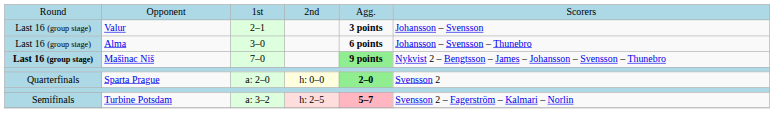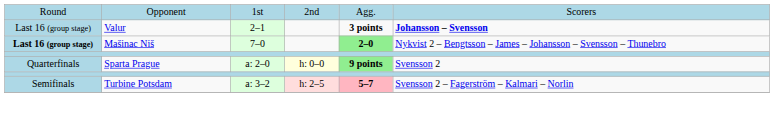(439, 28) normal -> (442, 28) bold
- row: (115, 43)
(366, 59) 9 points -> (366, 43) 2–0
(366, 79) 2–0 -> (366, 64) 9 points
